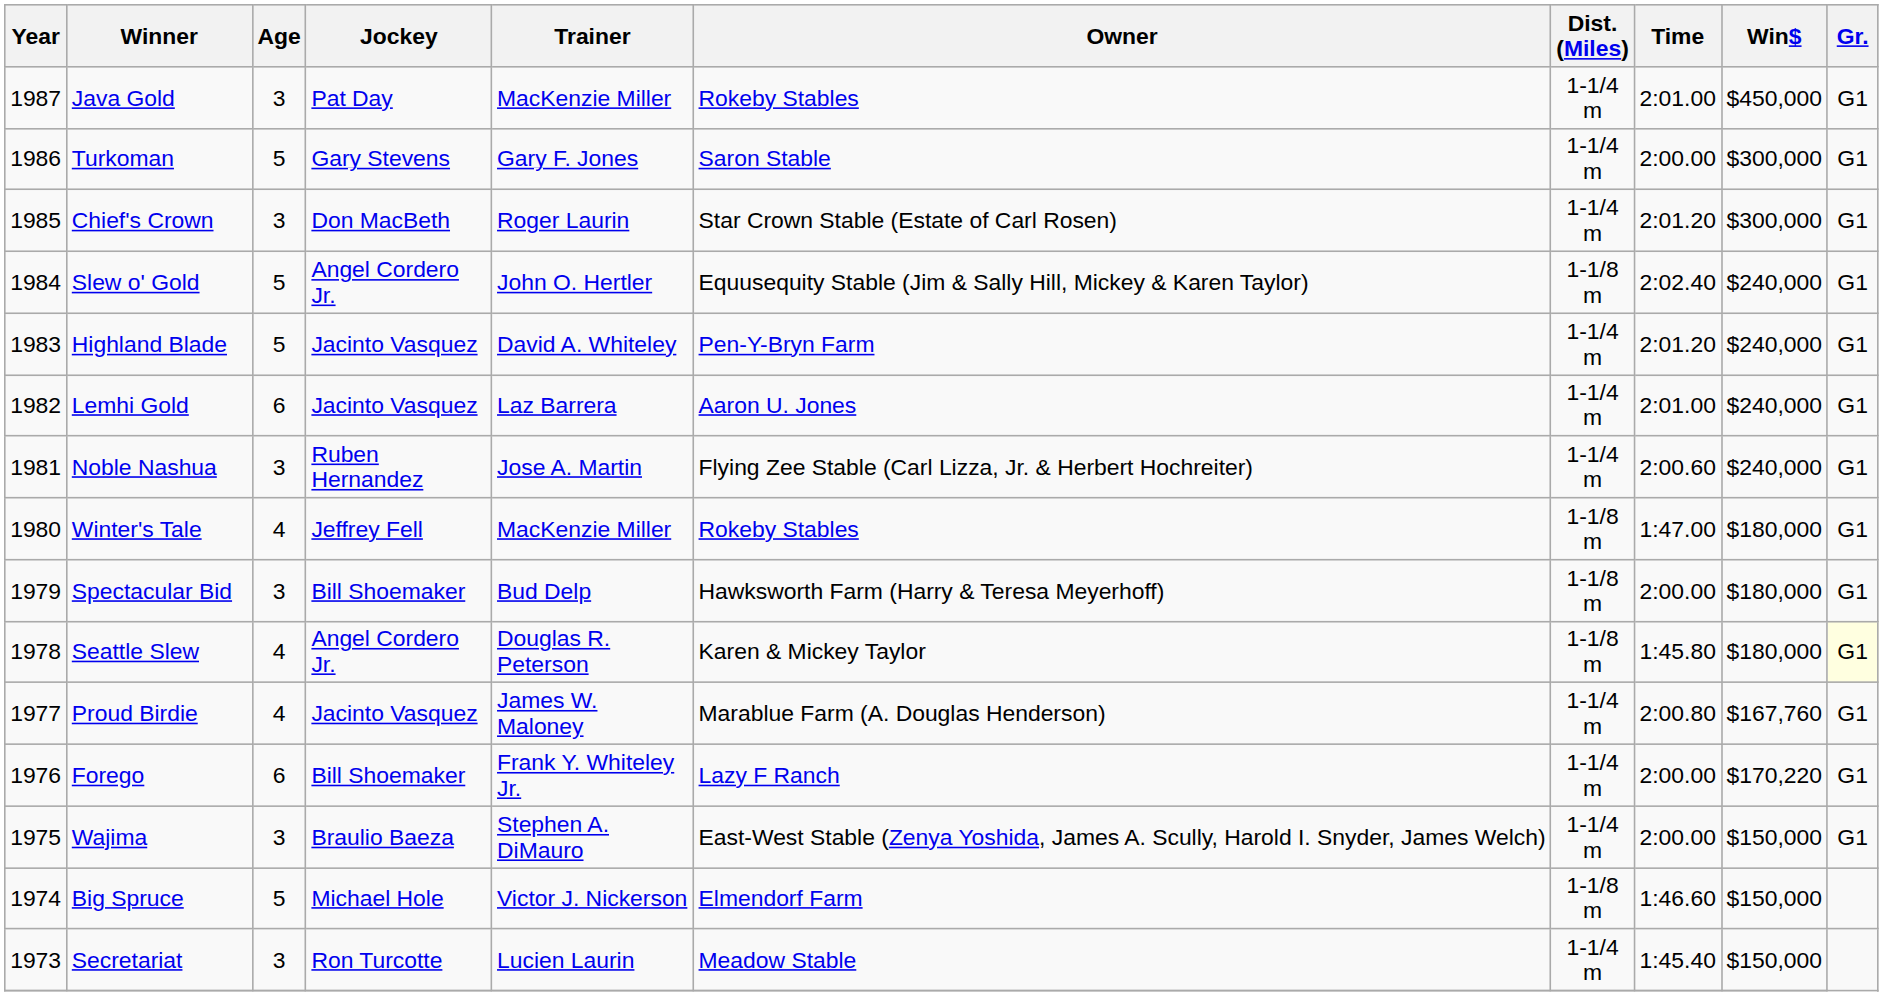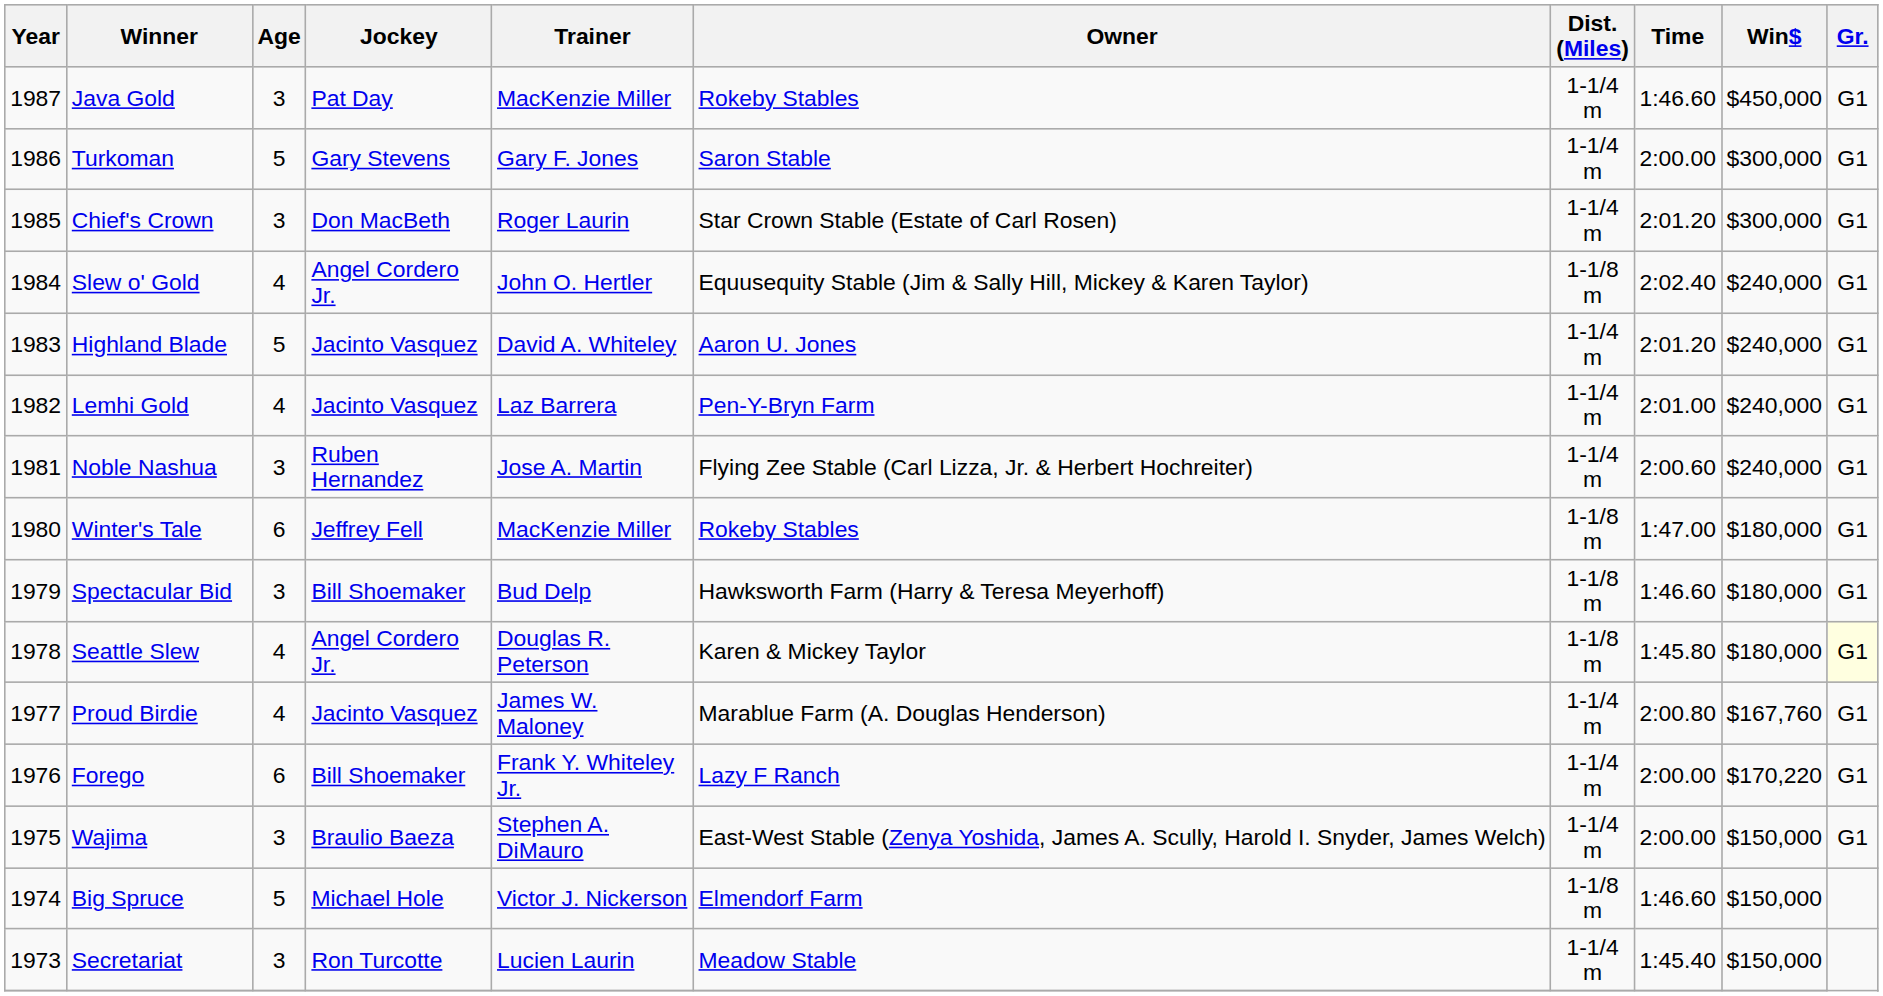(1678, 98) 2:01.00 -> (1678, 98) 1:46.60
(279, 282) 5 -> (279, 282) 4
(787, 344) Pen-Y-Bryn Farm -> (777, 344) Aaron U. Jones
(279, 406) 6 -> (279, 406) 4
(777, 406) Aaron U. Jones -> (787, 406) Pen-Y-Bryn Farm
(279, 529) 4 -> (279, 529) 6
(1678, 591) 2:00.00 -> (1678, 591) 1:46.60
